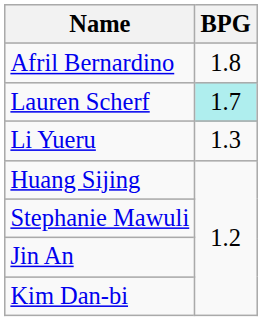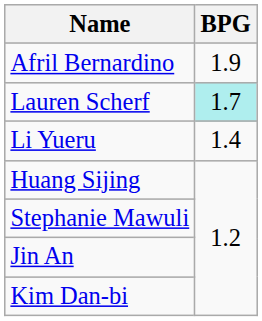(226, 62) 1.8 -> (226, 62) 1.9
(226, 140) 1.3 -> (226, 140) 1.4
